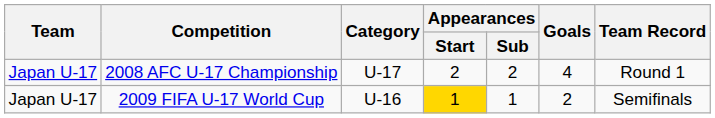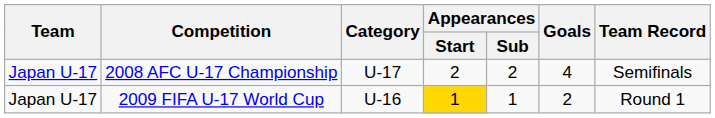(653, 73) Round 1 -> (653, 73) Semifinals
(653, 100) Semifinals -> (653, 100) Round 1
